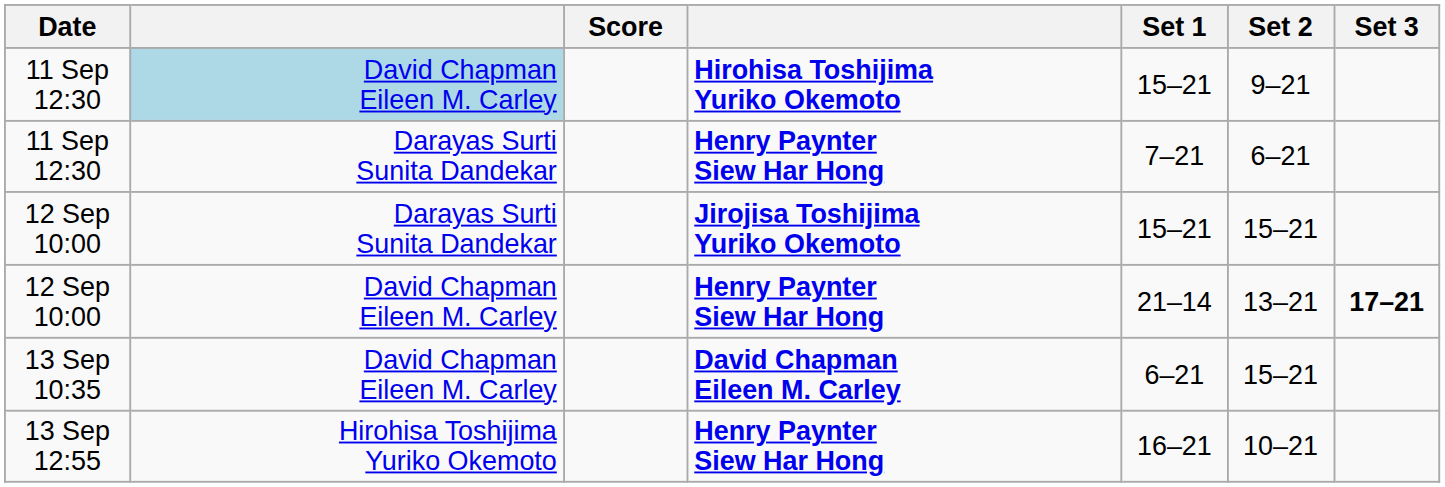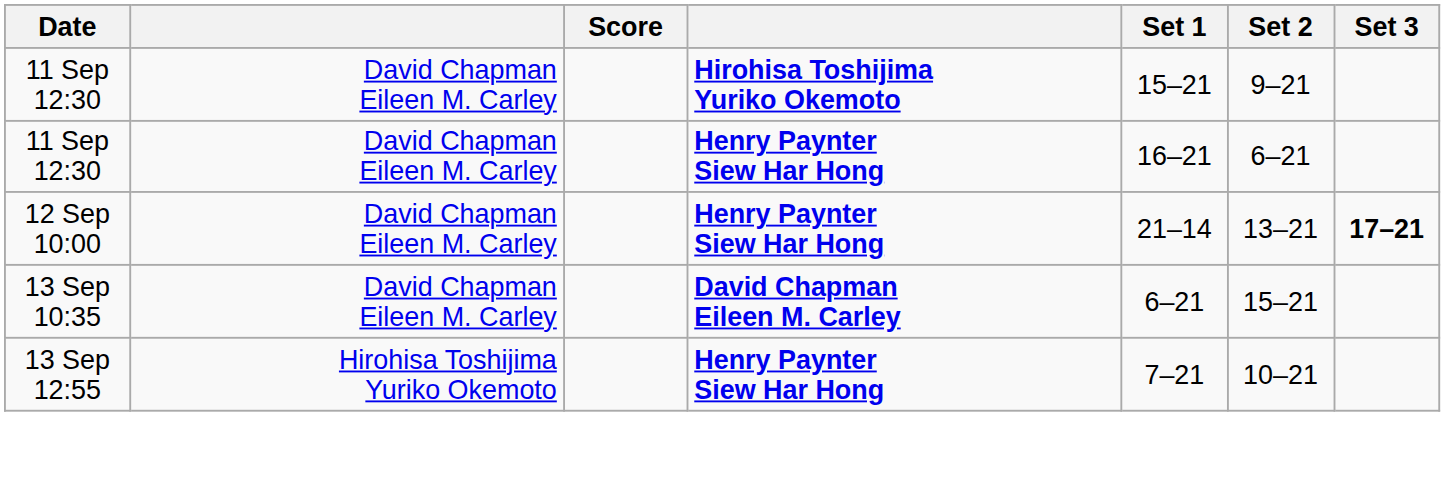(458, 84) lightblue background -> (458, 84) no background
(457, 157) Darayas Surti Sunita Dandekar -> (458, 157) David Chapman Eileen M. Carley
(1174, 157) 7–21 -> (1174, 157) 16–21
- row: (67, 229)
(1174, 446) 16–21 -> (1174, 374) 7–21
